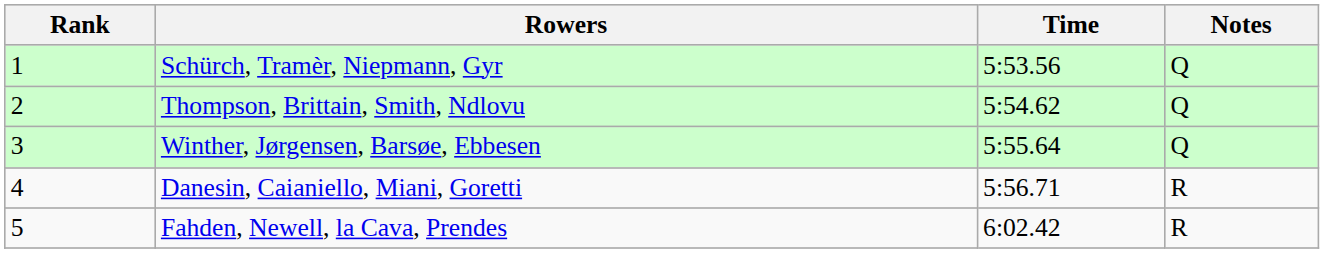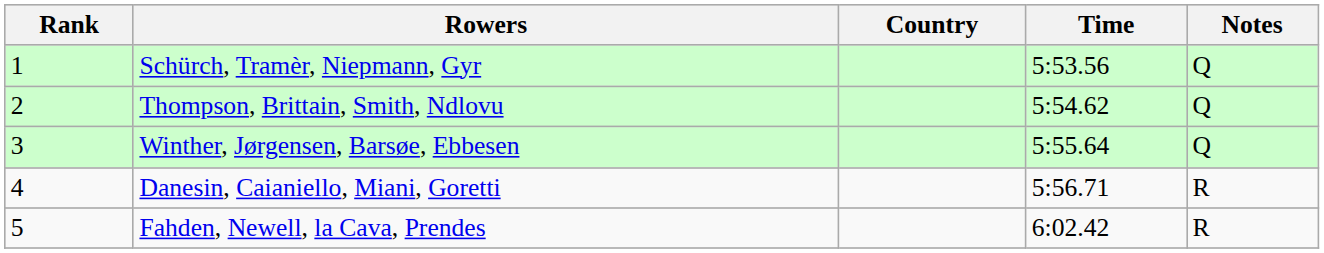+ column: (932, 24)
